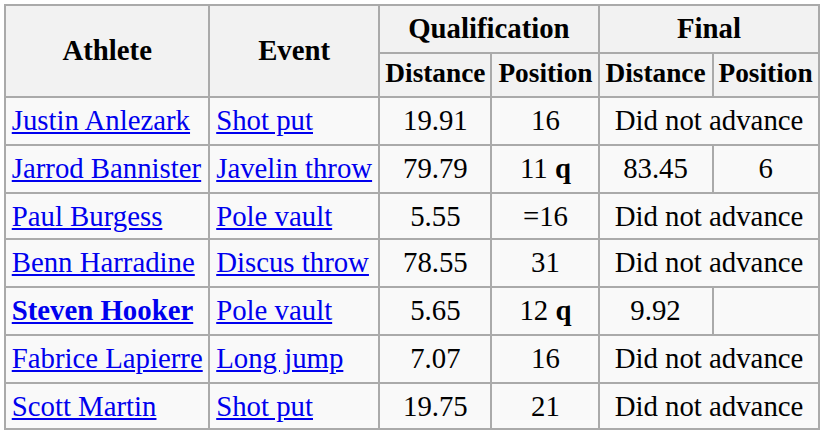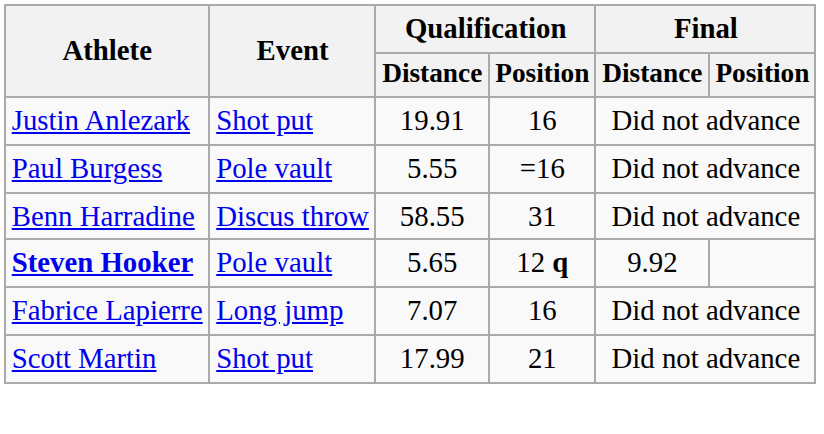- row: (106, 168)
(435, 263) 78.55 -> (432, 216) 58.55
(435, 406) 19.75 -> (432, 358) 17.99
